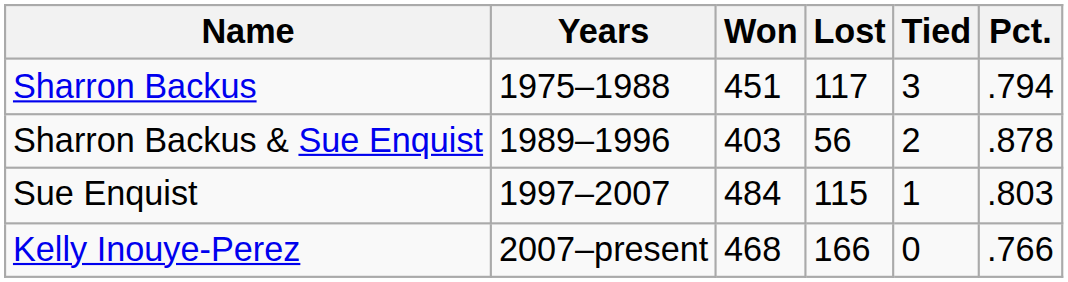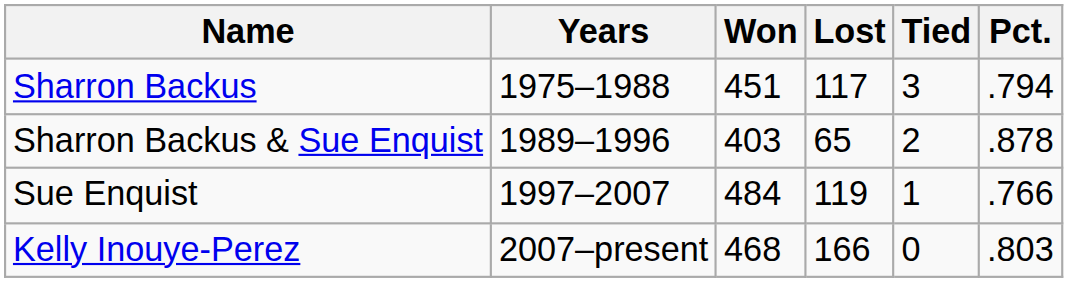(832, 140) 56 -> (832, 140) 65
(841, 194) 115 -> (841, 194) 119
(1020, 194) .803 -> (1020, 194) .766
(1020, 248) .766 -> (1020, 248) .803
